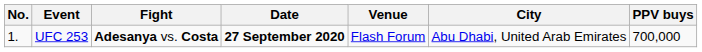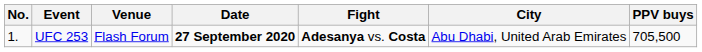columns swapped: (156, 15) <-> (388, 15)
(656, 36) 700,000 -> (656, 36) 705,500
